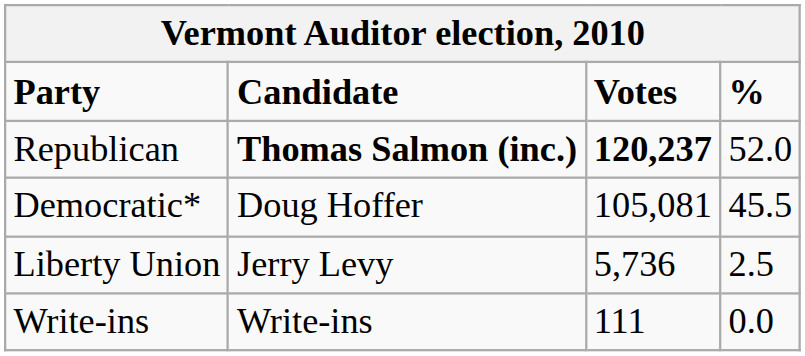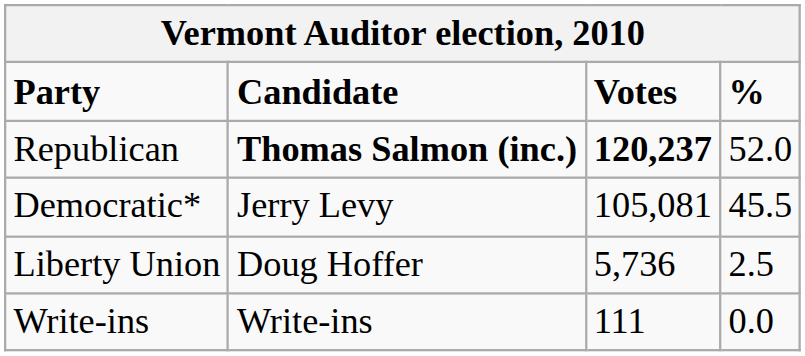(330, 206) Doug Hoffer -> (315, 206) Jerry Levy
(315, 263) Jerry Levy -> (330, 263) Doug Hoffer
